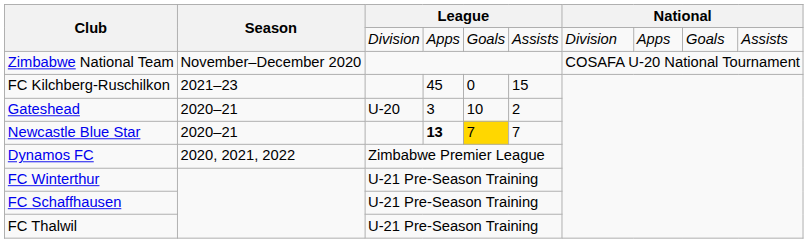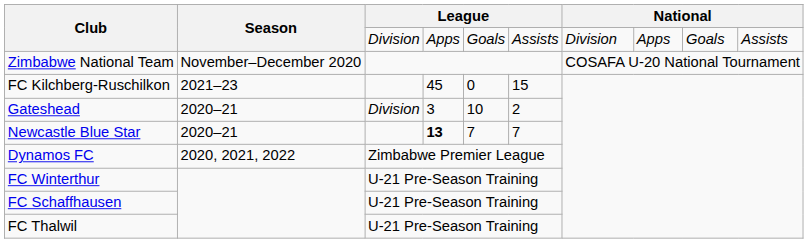(384, 109) U-20 -> (394, 109) Division
(471, 132) gold background -> (471, 132) no background
